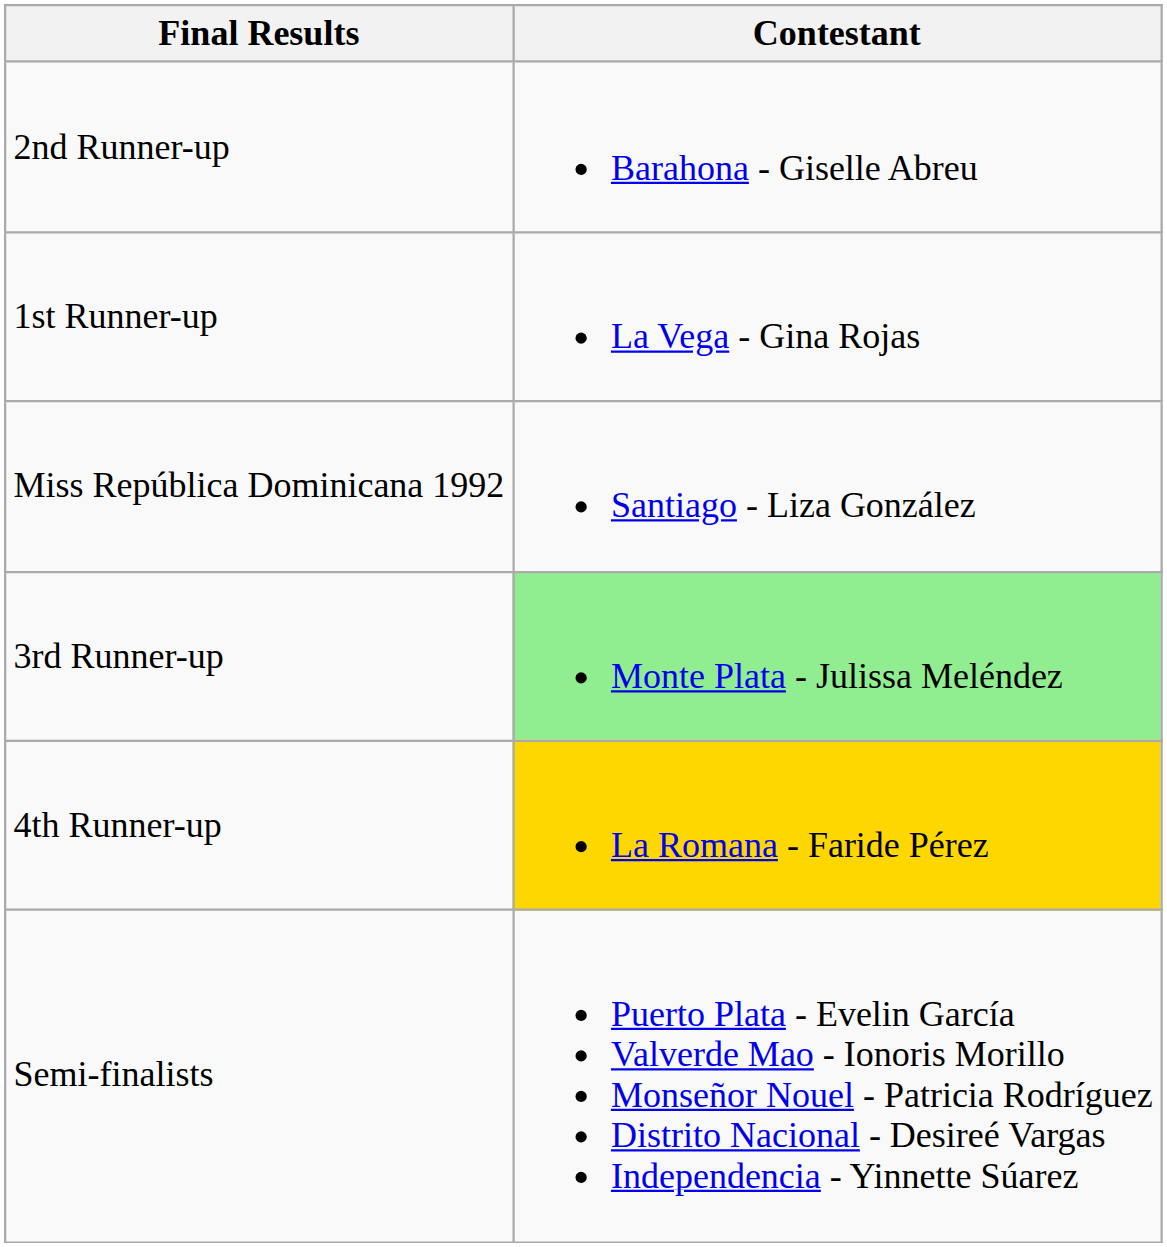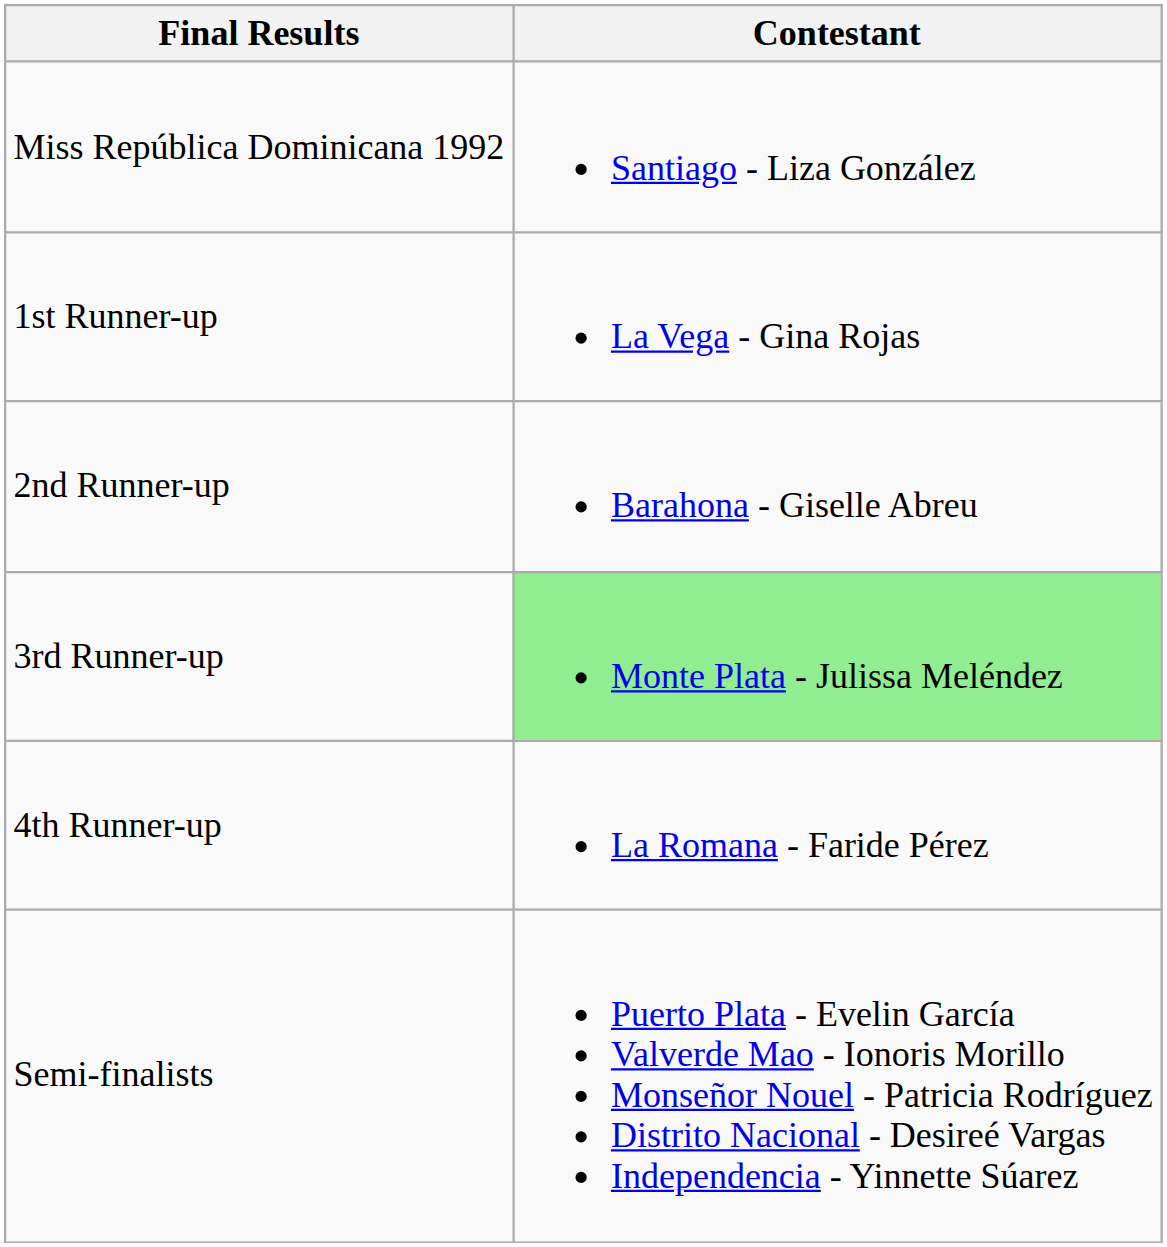rows swapped: (259, 485) <-> (122, 146)
(837, 846) gold background -> (837, 846) no background
